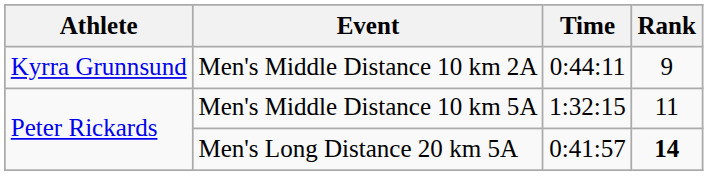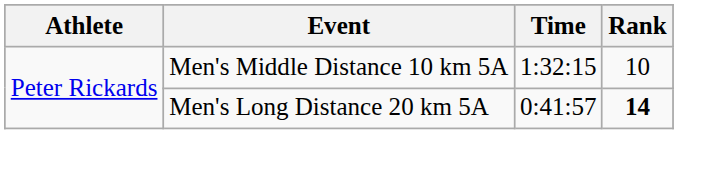- row: (368, 66)
(667, 108) 11 -> (638, 66) 10
